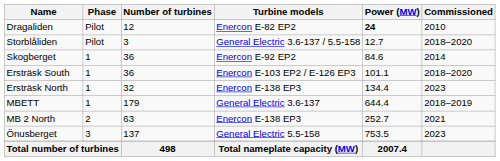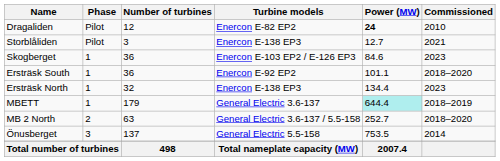(288, 42) General Electric 3.6-137 / 5.5-158 -> (259, 42) Enercon E-138 EP3
(448, 42) 2018–2020 -> (435, 42) 2021
(256, 57) Enercon E-92 EP2 -> (286, 57) Enercon E-103 EP2 / E-126 EP3
(435, 57) 2014 -> (435, 57) 2023
(286, 73) Enercon E-103 EP2 / E-126 EP3 -> (256, 73) Enercon E-92 EP2
(377, 103) no background -> (377, 103) paleturquoise background
(259, 118) Enercon E-138 EP3 -> (288, 118) General Electric 3.6-137 / 5.5-158
(435, 118) 2021 -> (448, 118) 2018–2020
(435, 133) 2023 -> (435, 133) 2014
